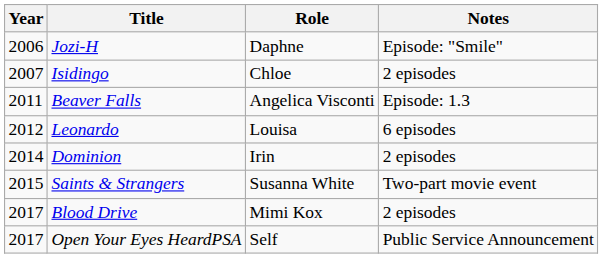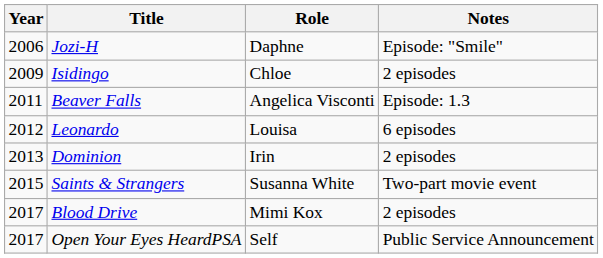(26, 73) 2007 -> (26, 73) 2009
(26, 156) 2014 -> (26, 156) 2013
